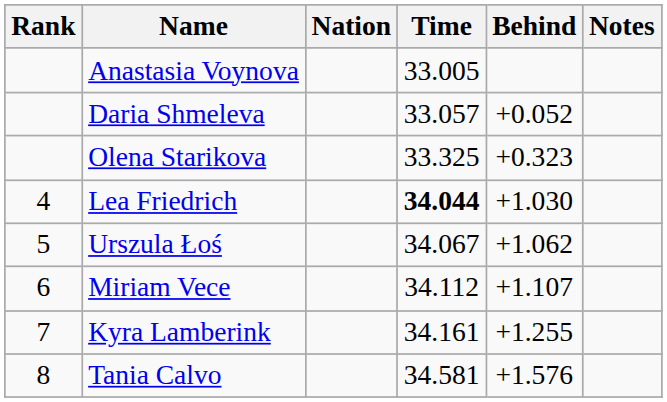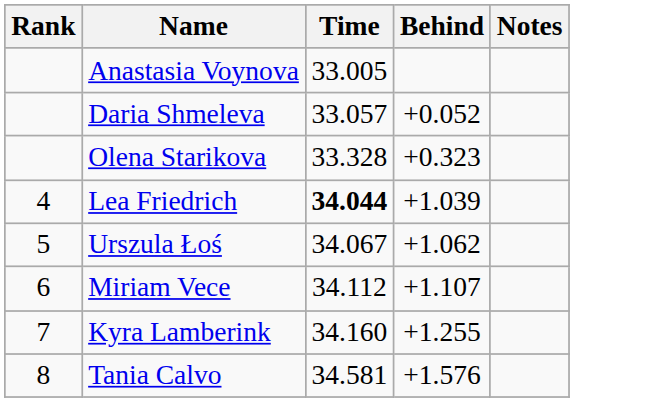- column: (351, 26)
(442, 157) 33.325 -> (349, 157) 33.328
(534, 200) +1.030 -> (442, 200) +1.039
(442, 331) 34.161 -> (349, 331) 34.160
